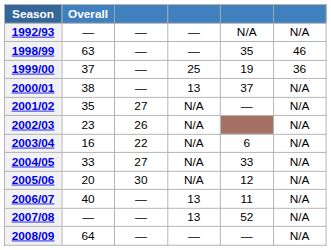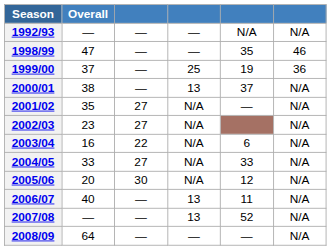(88, 50) 63 -> (88, 50) 47
(141, 124) 26 -> (141, 124) 27
